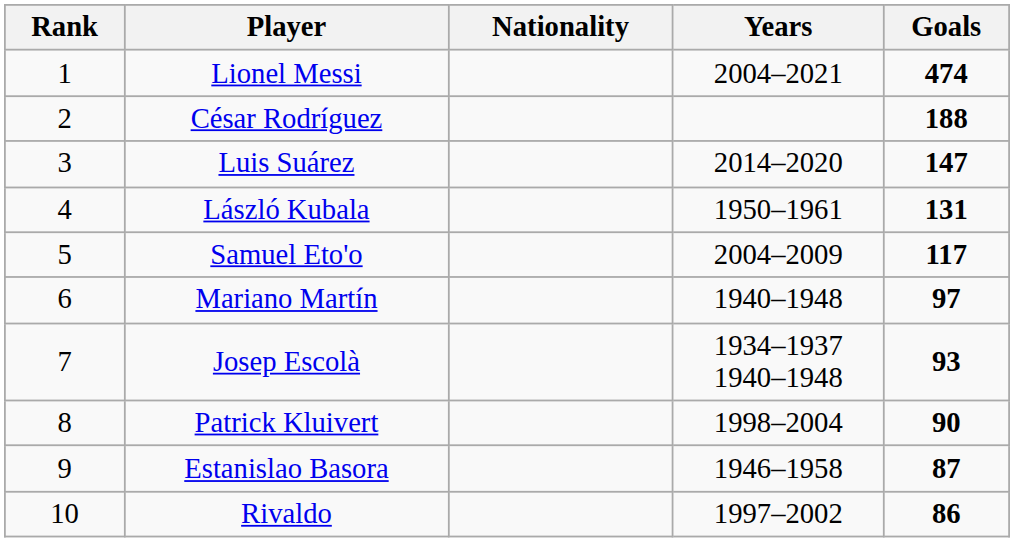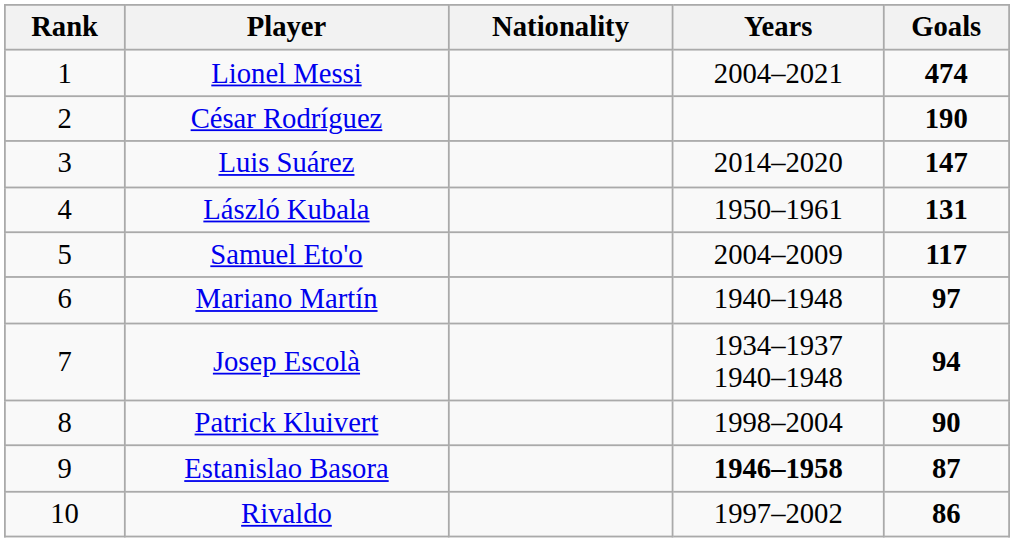(946, 118) 188 -> (946, 118) 190
(946, 361) 93 -> (946, 361) 94
(778, 468) normal -> (778, 468) bold
